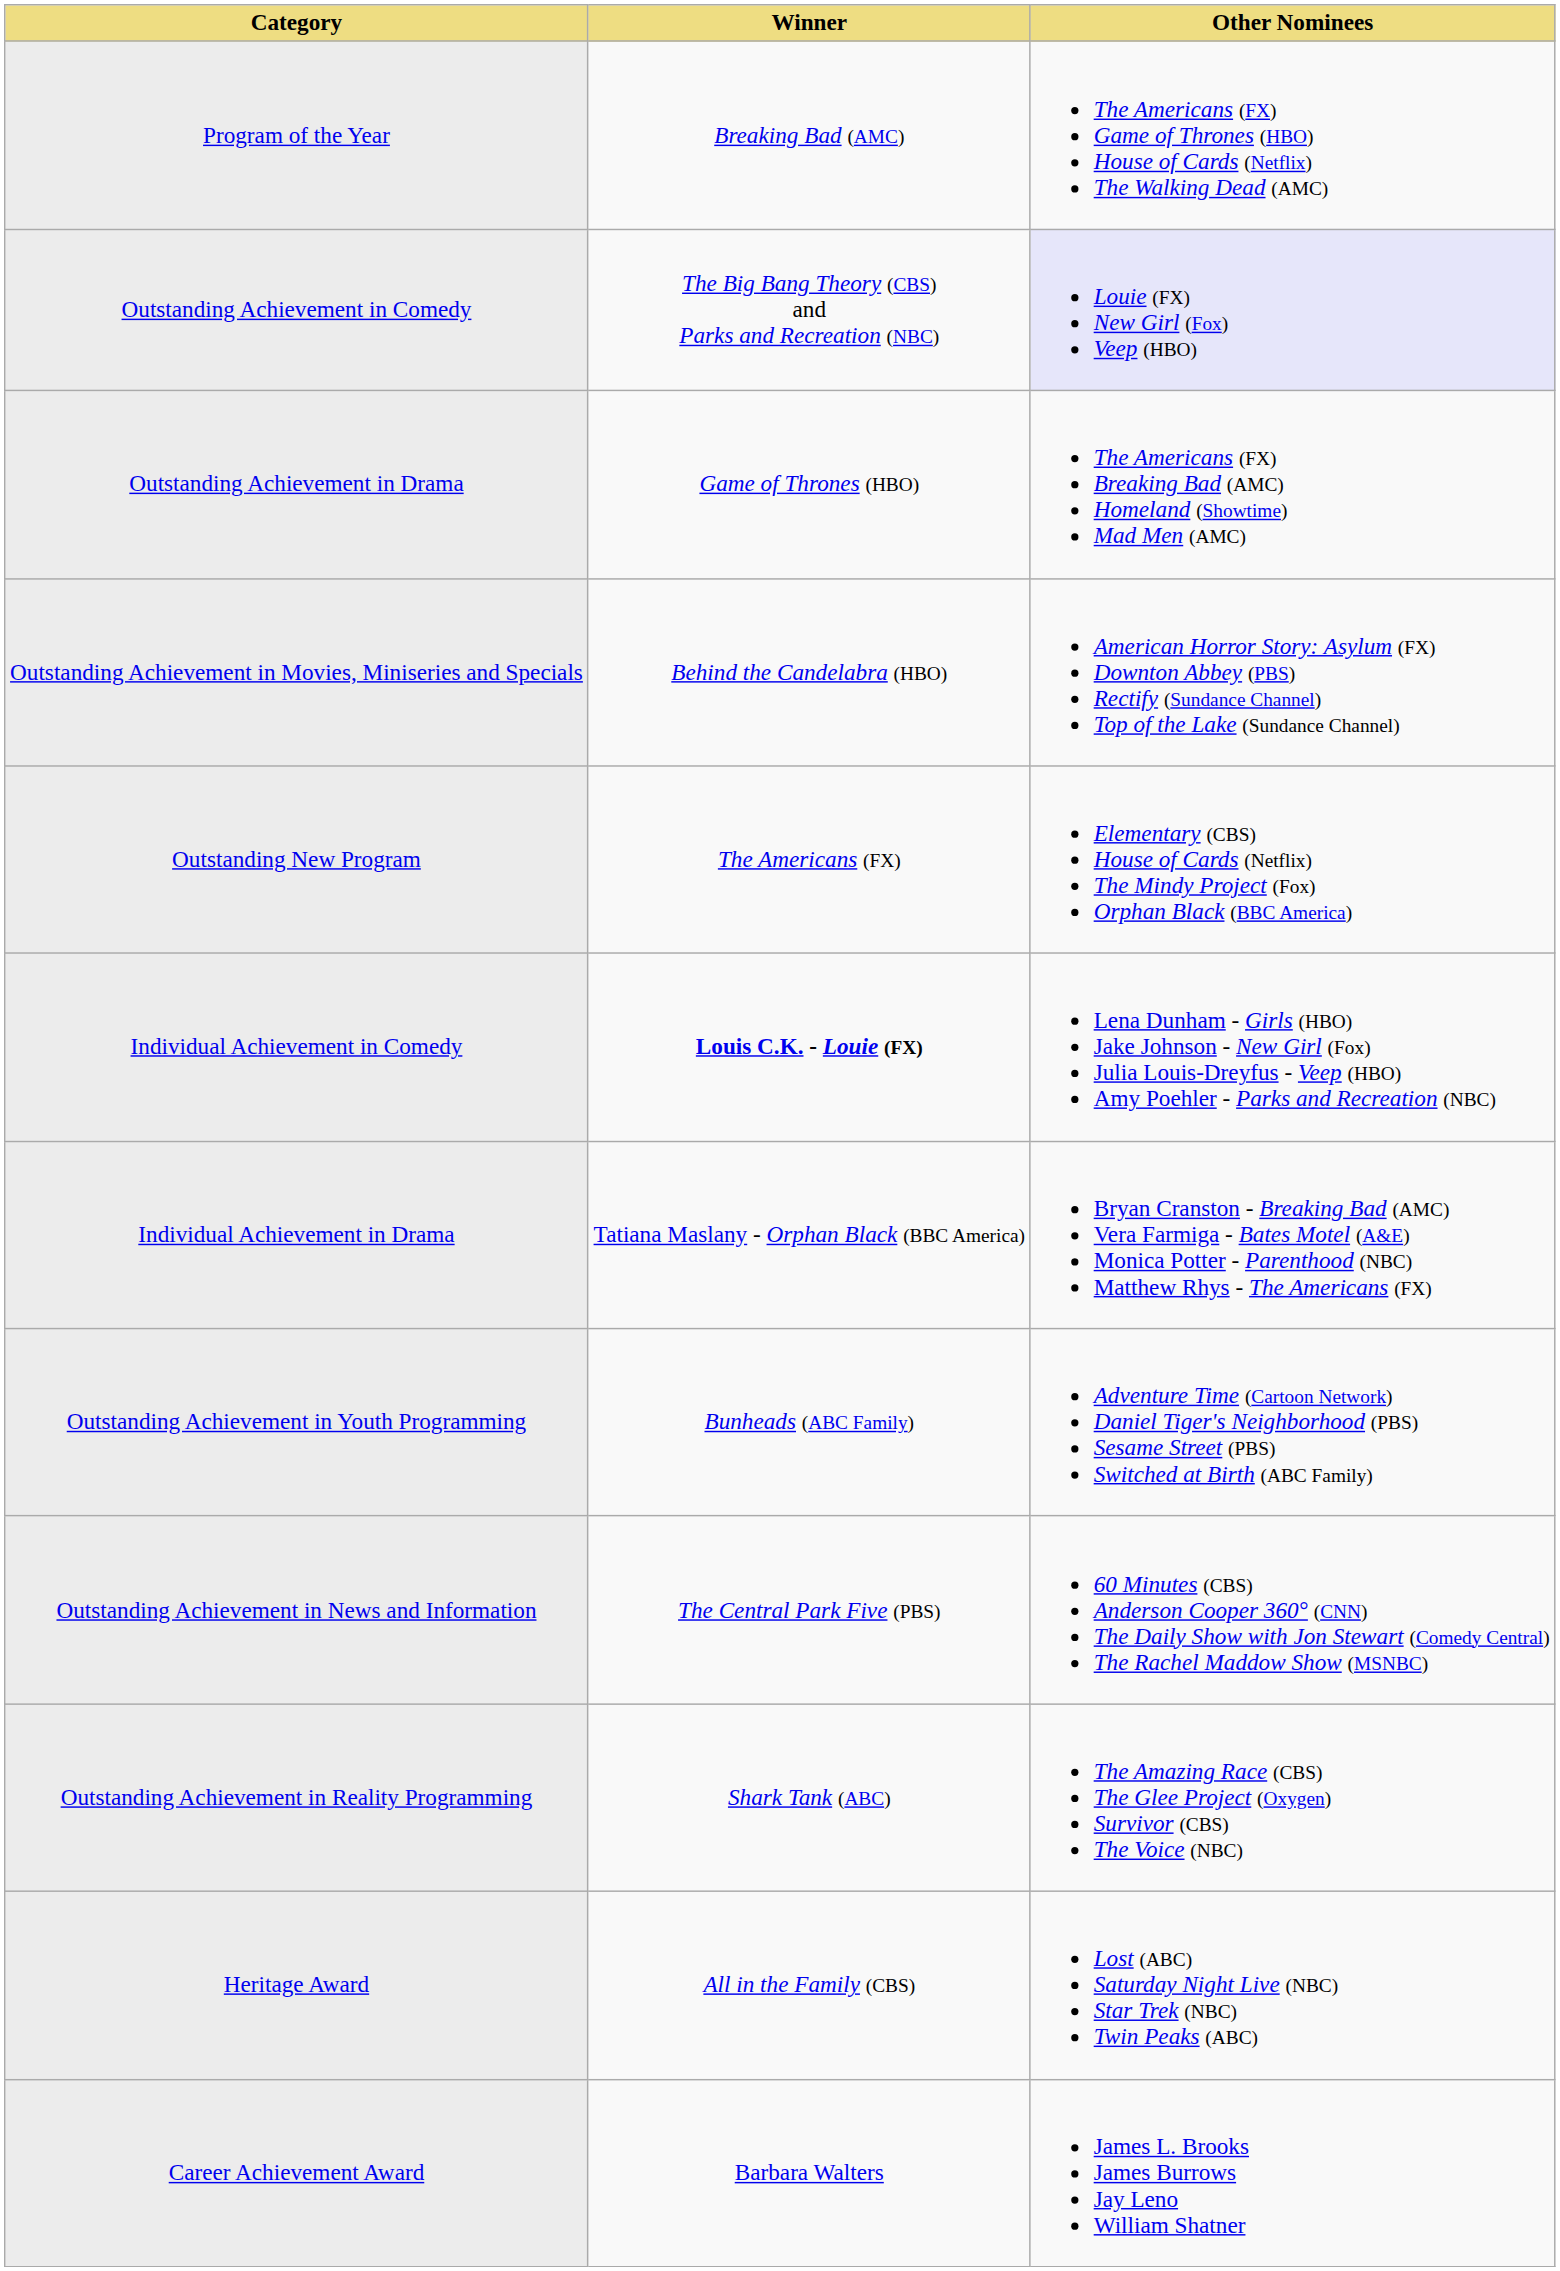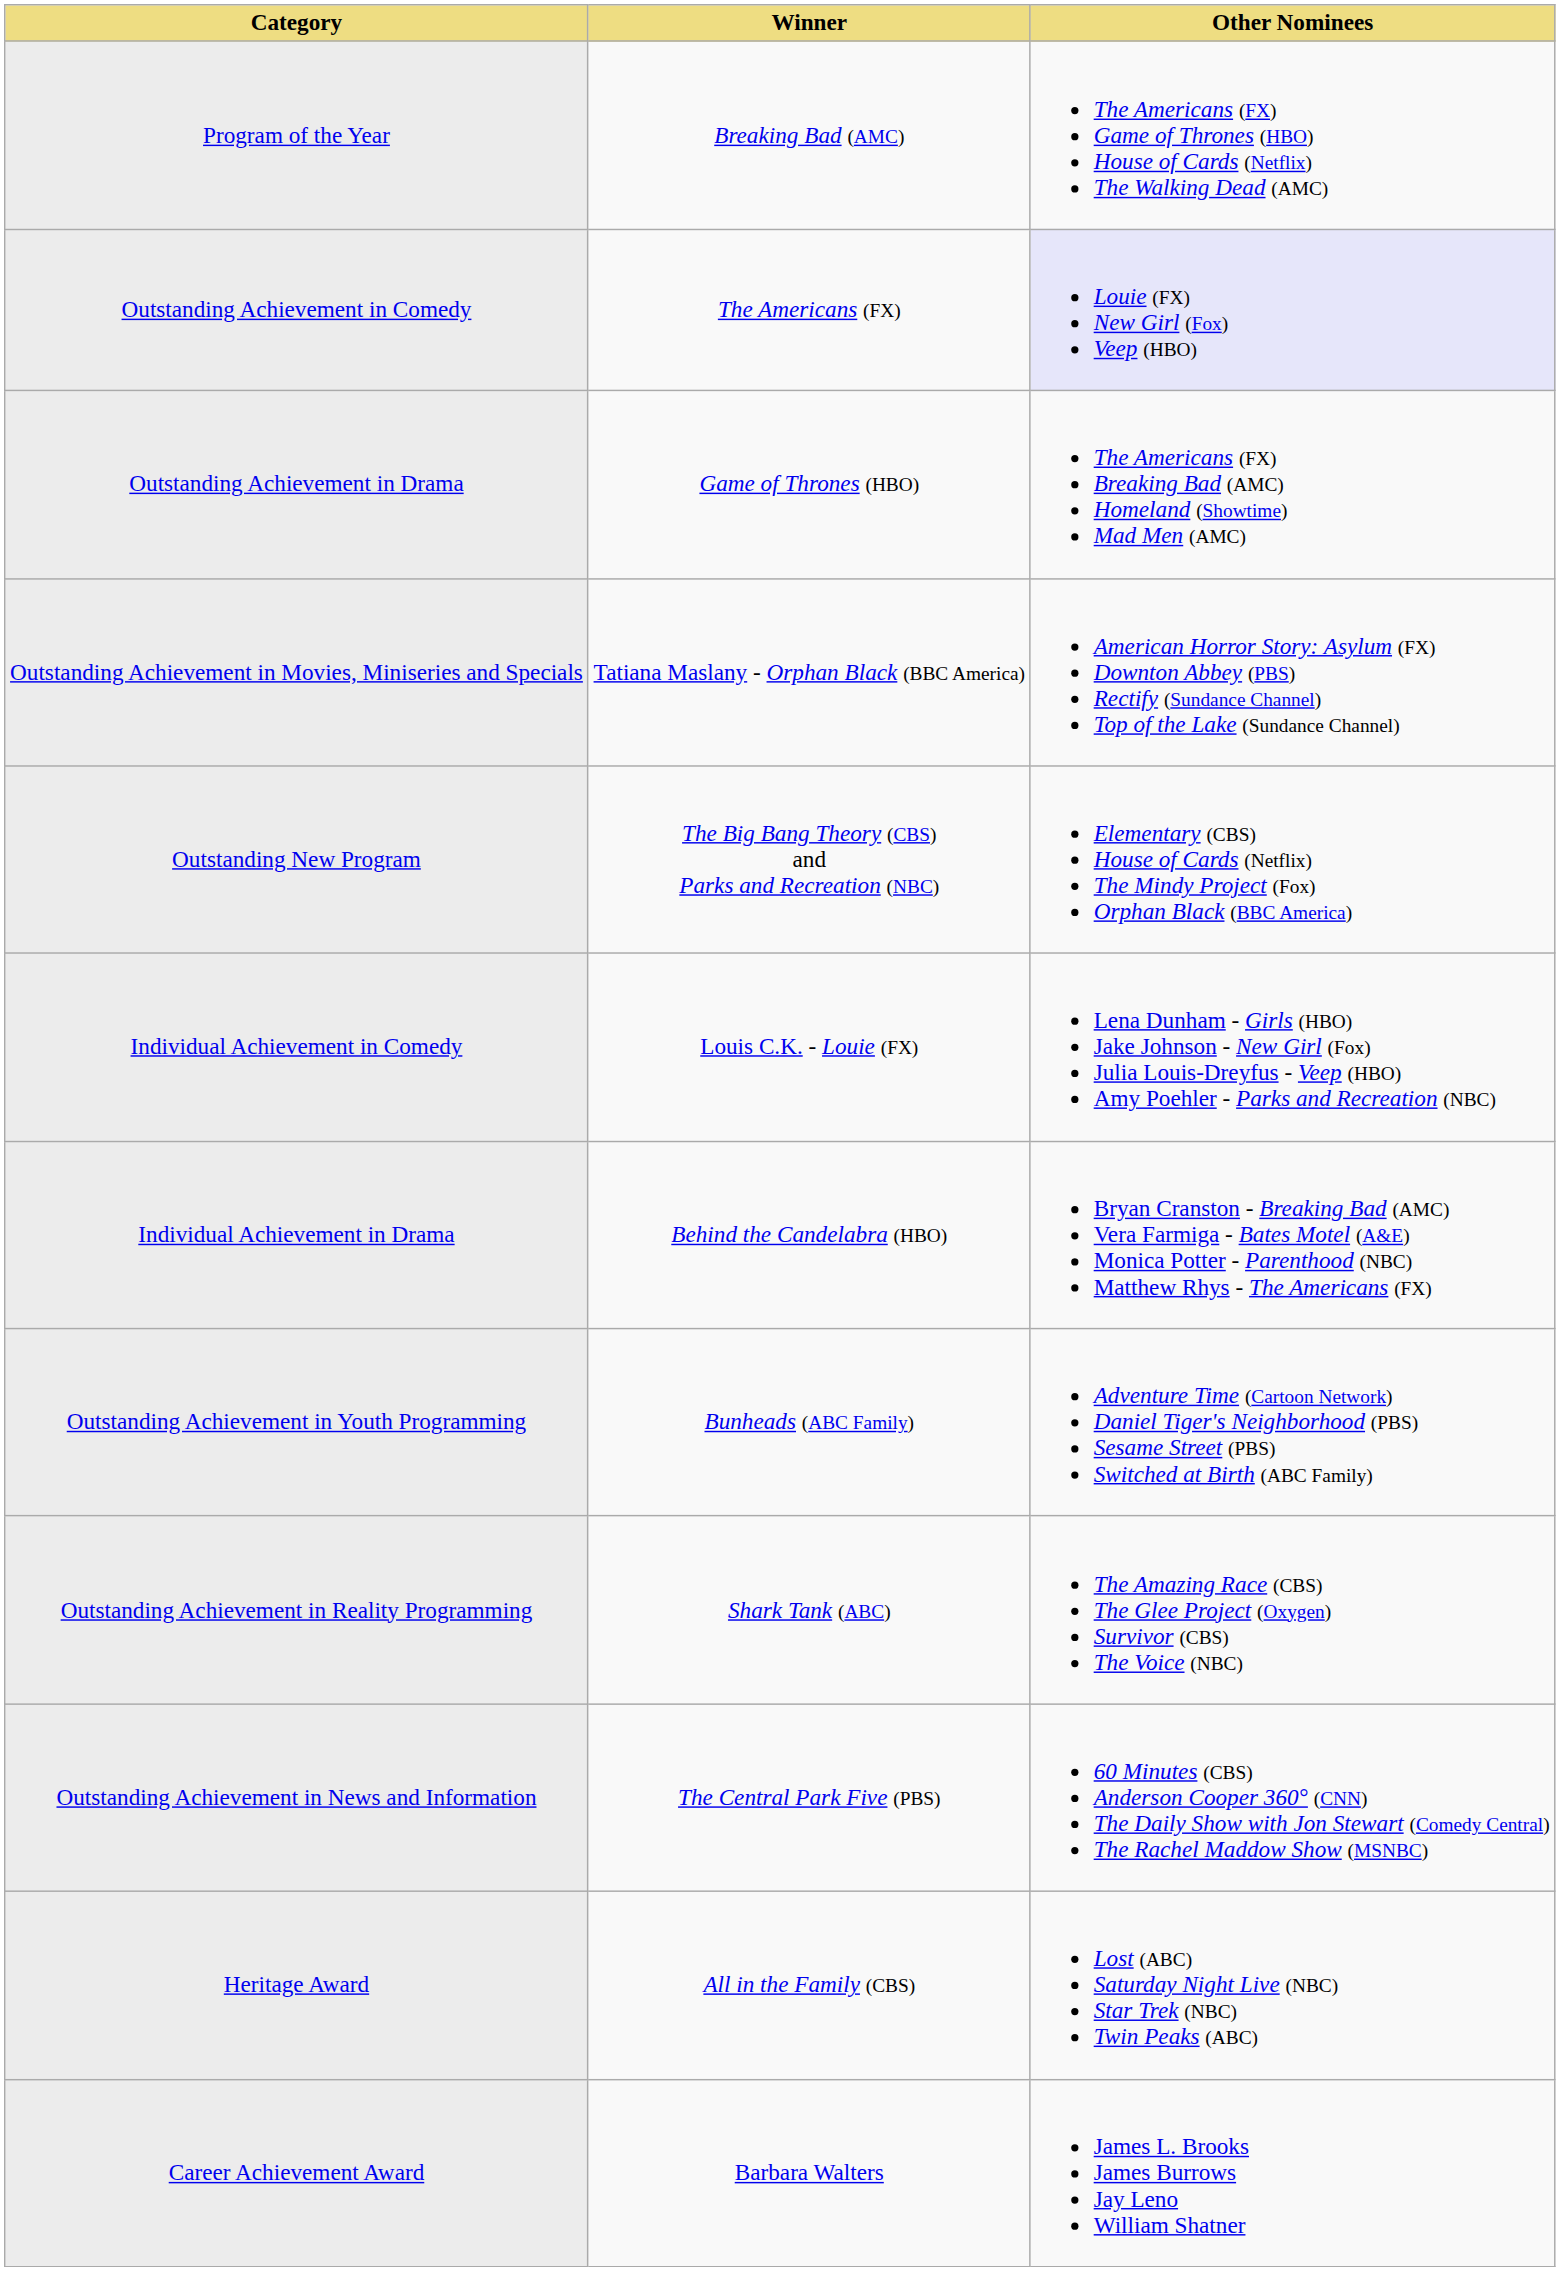(809, 309) The Big Bang Theory (CBS) and Parks and Recreation (NBC) -> (809, 309) The Americans (FX)
(809, 671) Behind the Candelabra (HBO) -> (809, 671) Tatiana Maslany - Orphan Black (BBC America)
(809, 859) The Americans (FX) -> (809, 859) The Big Bang Theory (CBS) and Parks and Recreation (NBC)
(809, 1046) bold -> (809, 1046) normal
(809, 1234) Tatiana Maslany - Orphan Black (BBC America) -> (809, 1234) Behind the Candelabra (HBO)
rows swapped: (296, 1609) <-> (296, 1797)
